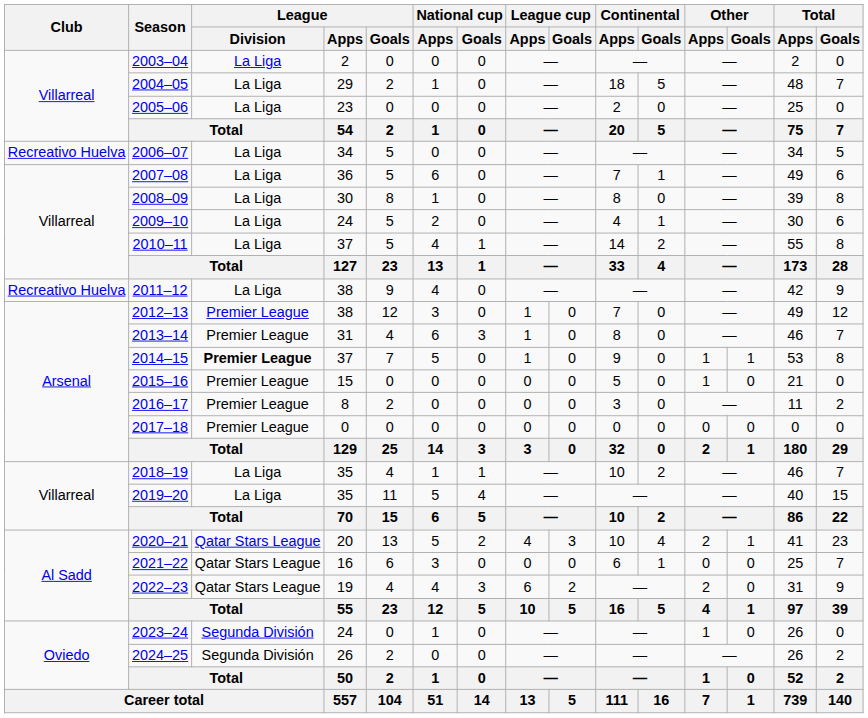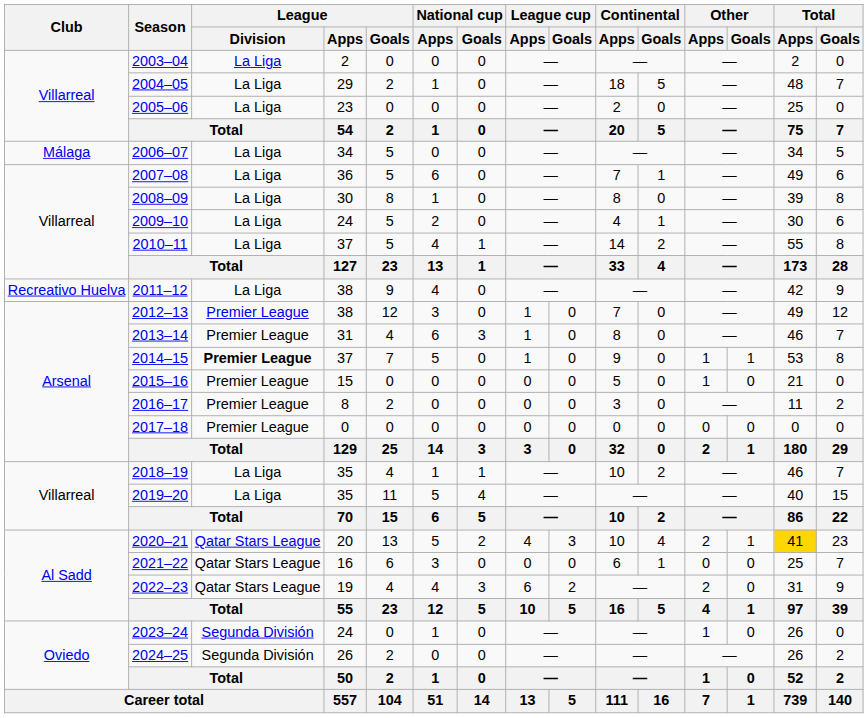(67, 152) Recreativo Huelva -> (67, 152) Málaga
(795, 541) no background -> (795, 541) gold background
